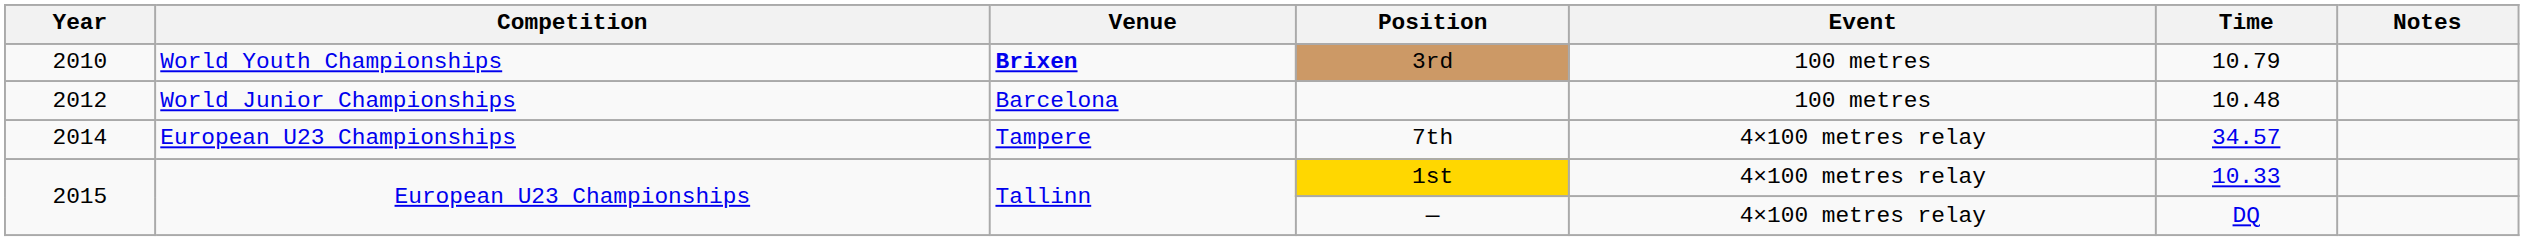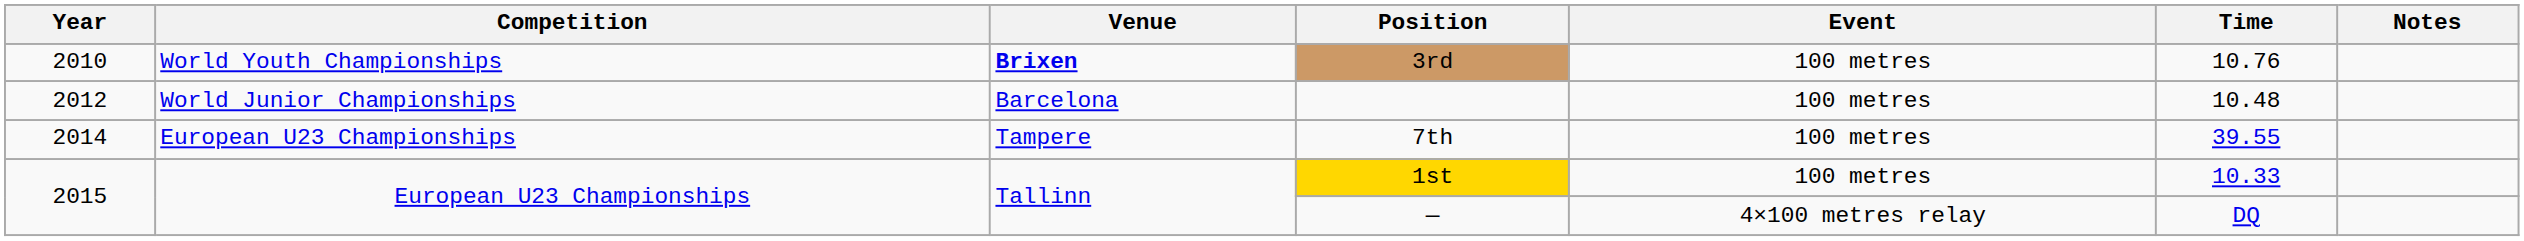(2246, 62) 10.79 -> (2246, 62) 10.76
(1863, 139) 4×100 metres relay -> (1863, 139) 100 metres
(2246, 139) 34.57 -> (2246, 139) 39.55
(1863, 177) 4×100 metres relay -> (1863, 177) 100 metres
